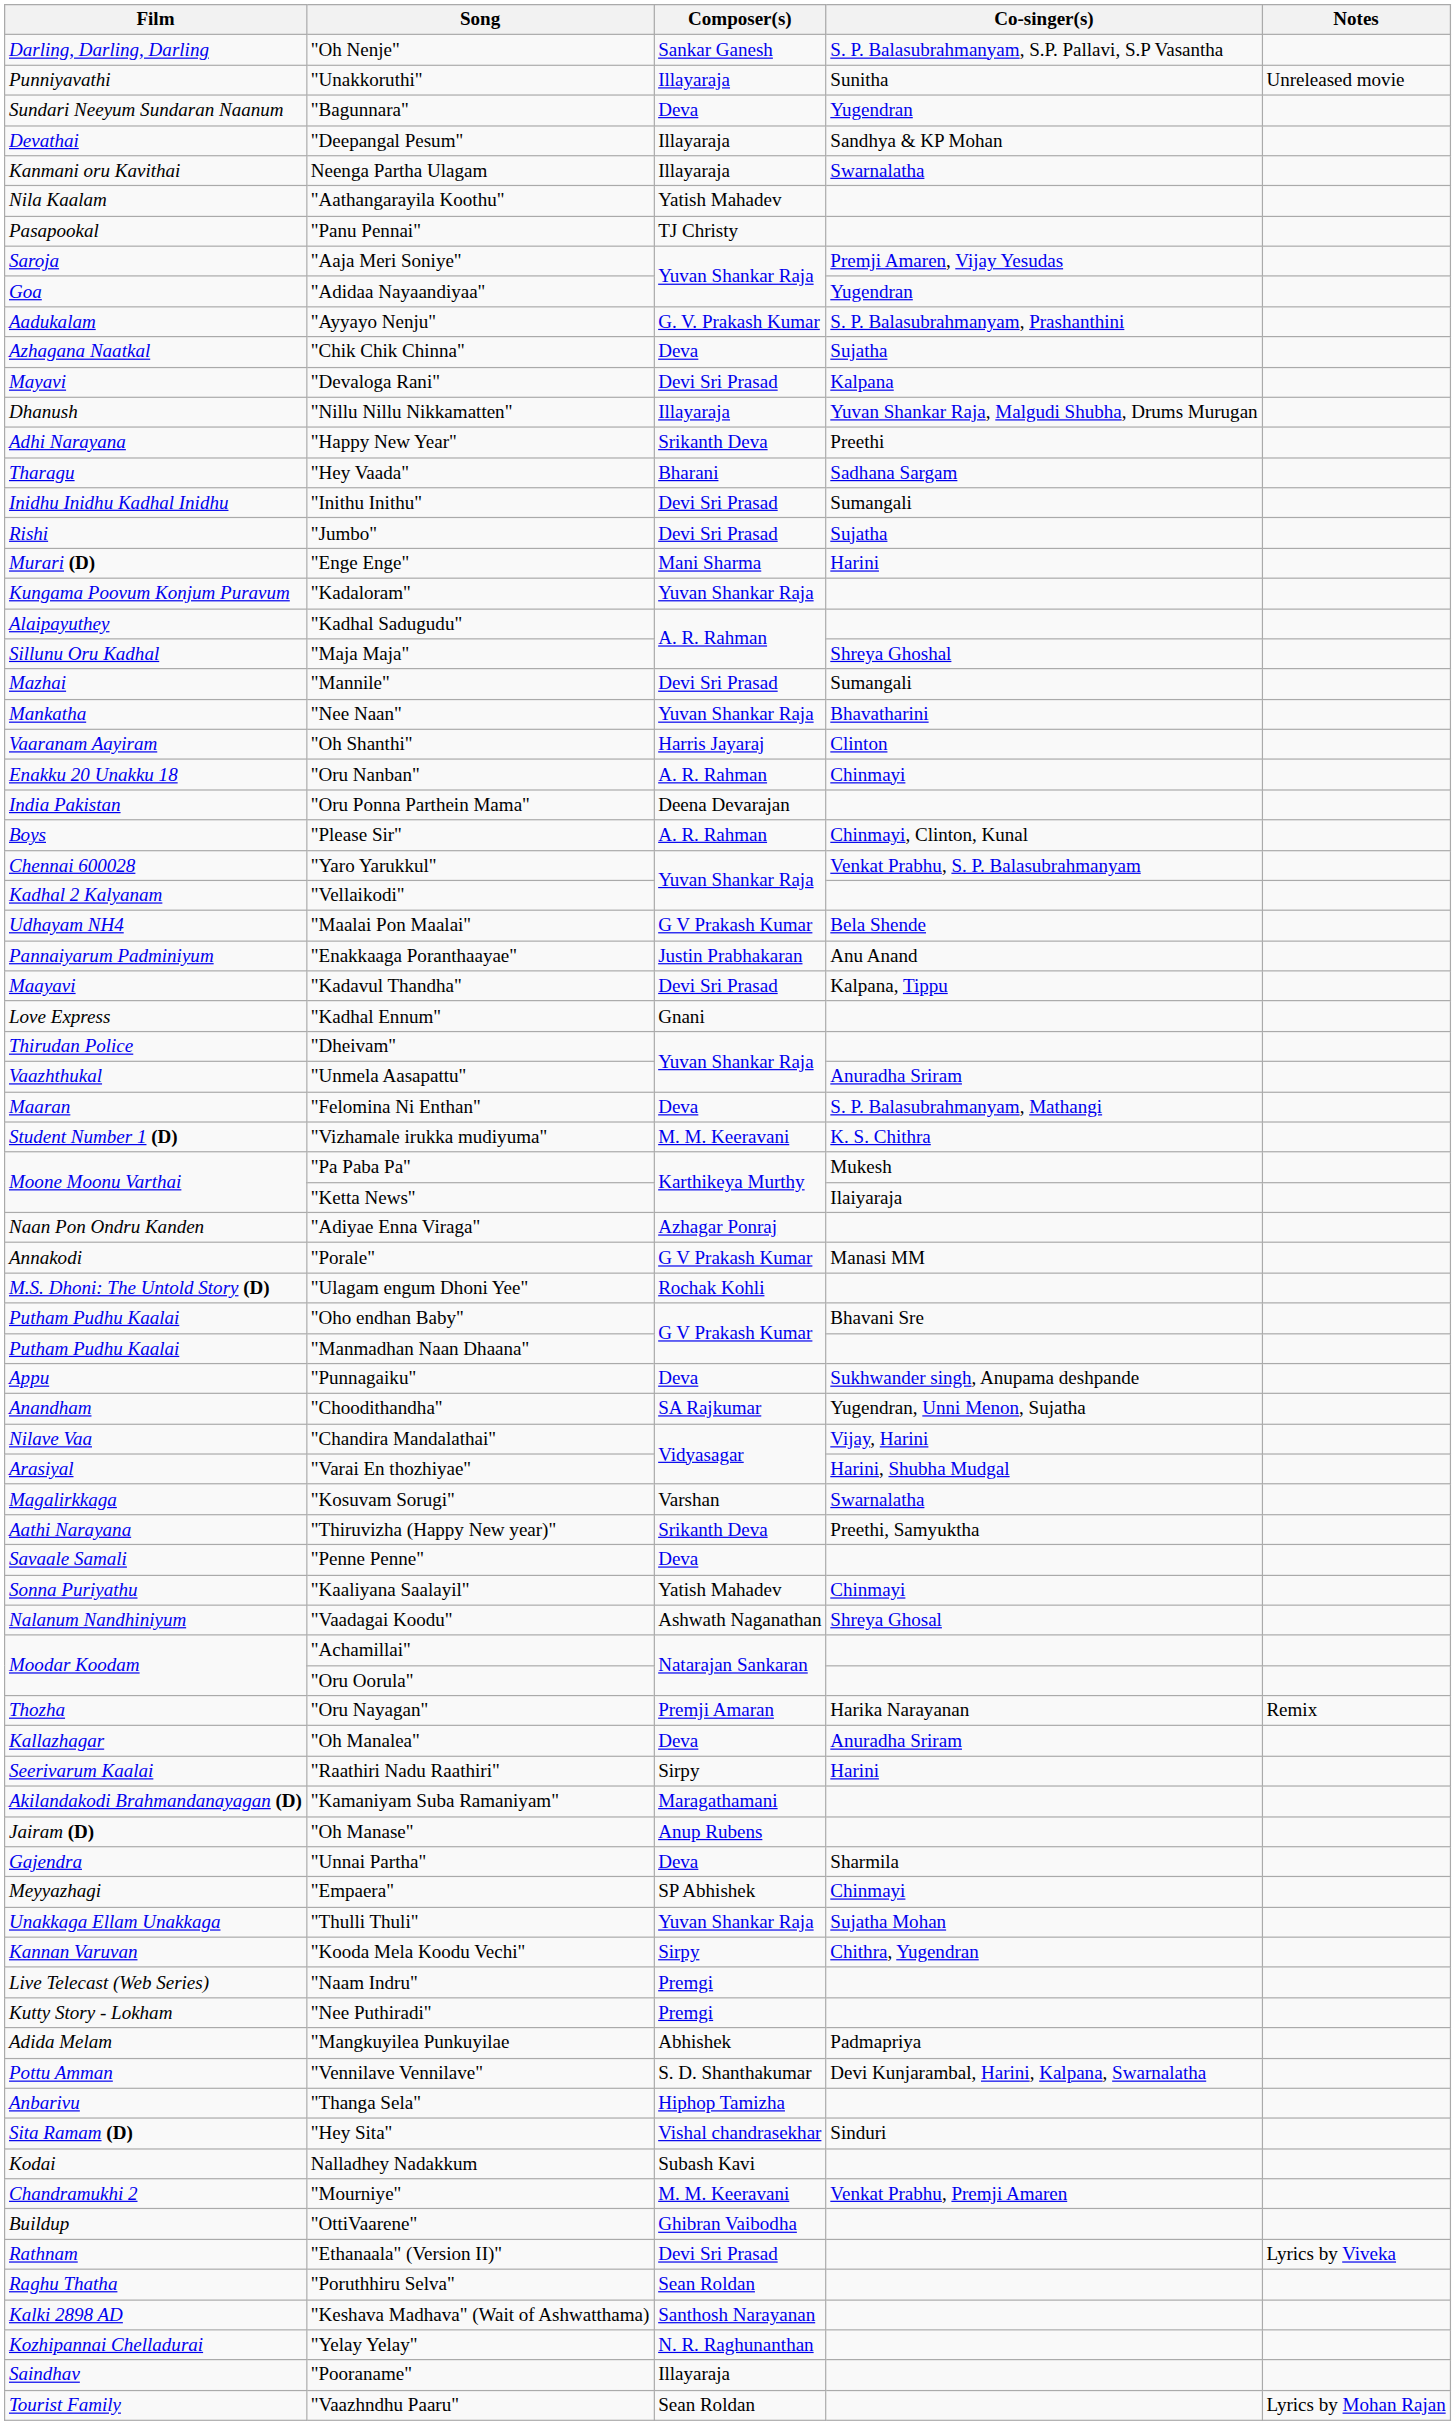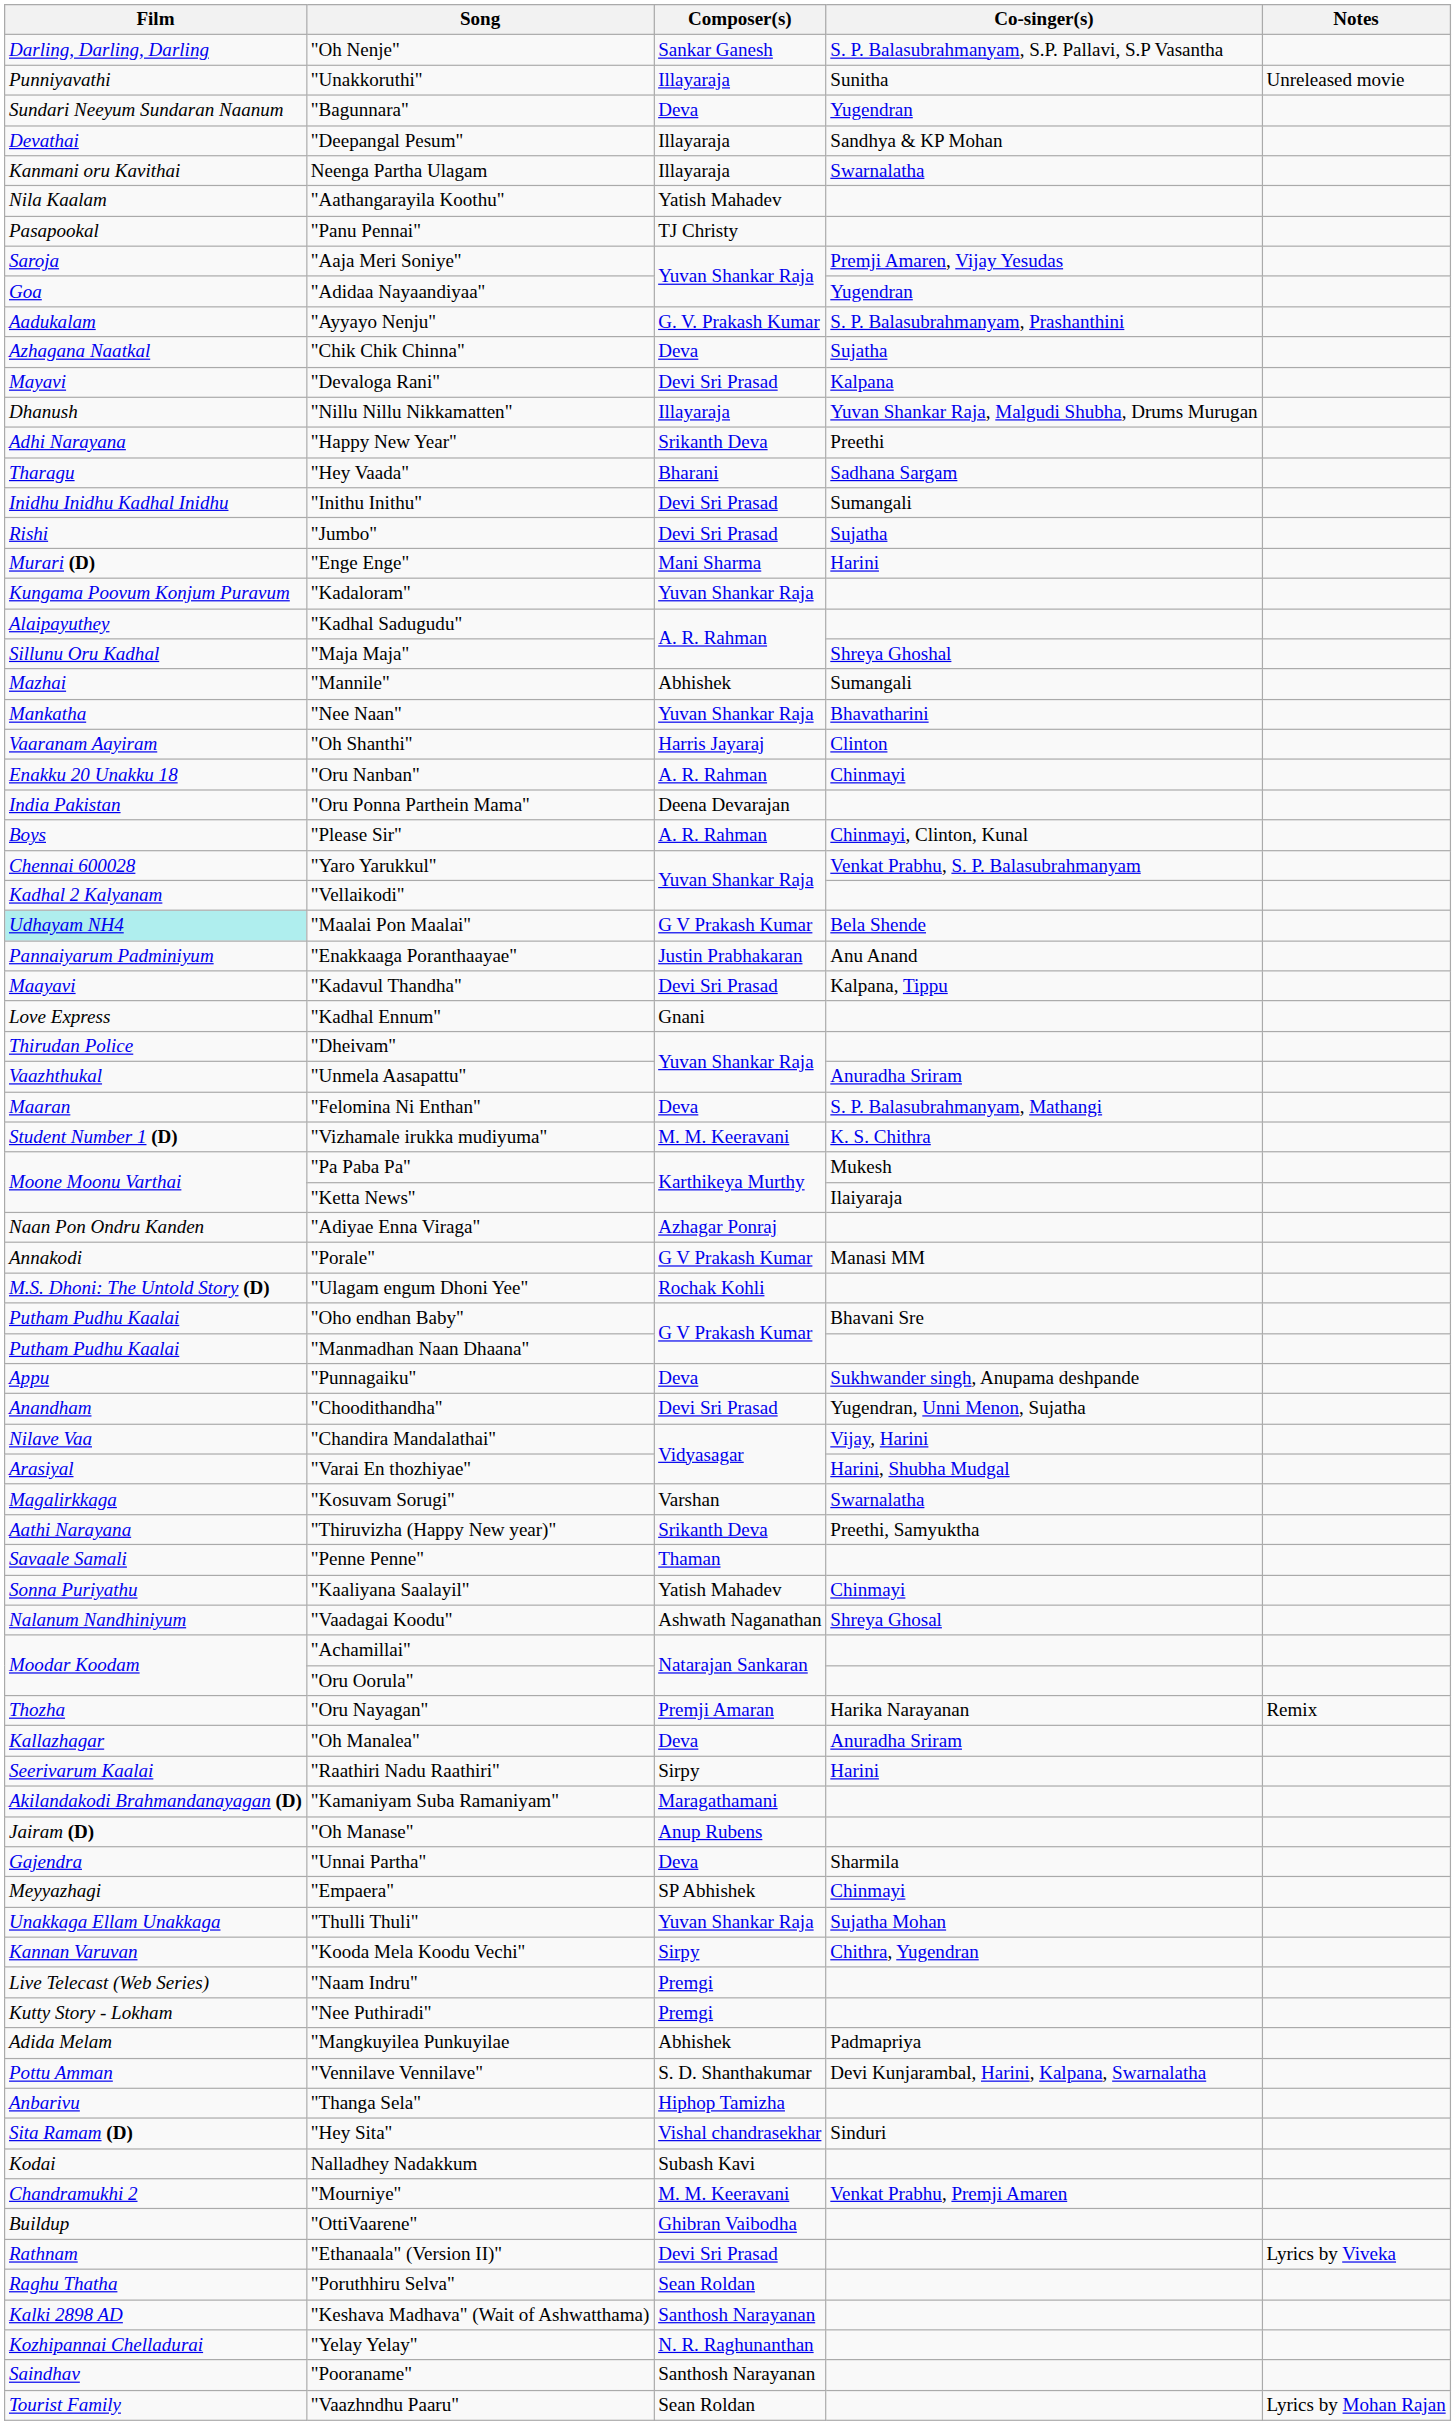(718, 683) Devi Sri Prasad -> (695, 683) Abhishek
(66, 925) no background -> (66, 925) paleturquoise background
(710, 1408) SA Rajkumar -> (718, 1408) Devi Sri Prasad
(678, 1559) Deva -> (689, 1559) Thaman
(694, 2374) Illayaraja -> (737, 2374) Santhosh Narayanan
